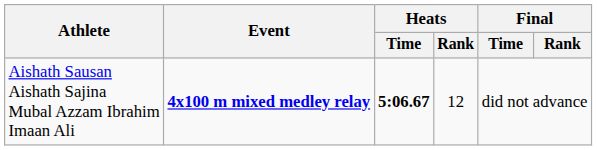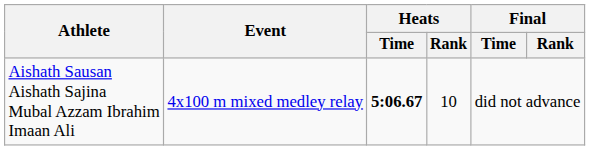(269, 101) bold -> (265, 101) normal
(456, 101) 12 -> (449, 101) 10
